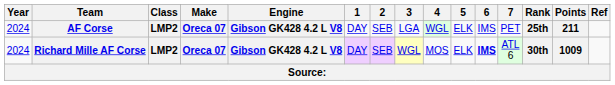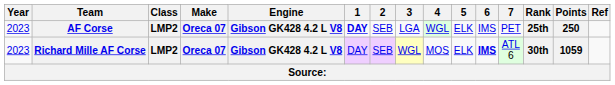(18, 29) 2024 -> (18, 29) 2023
(357, 29) normal -> (357, 29) bold
(571, 29) 211 -> (571, 29) 250
(18, 51) 2024 -> (18, 51) 2023
(571, 51) 1009 -> (571, 51) 1059
